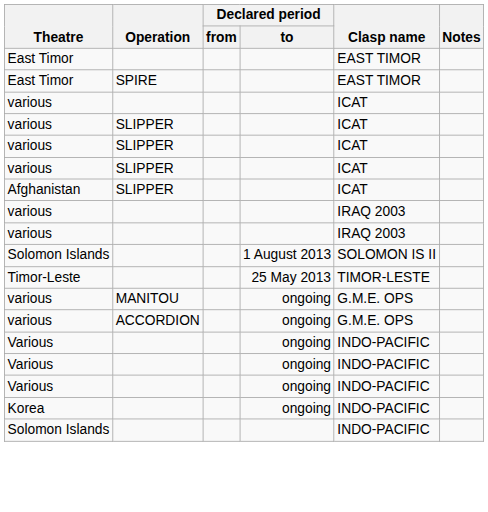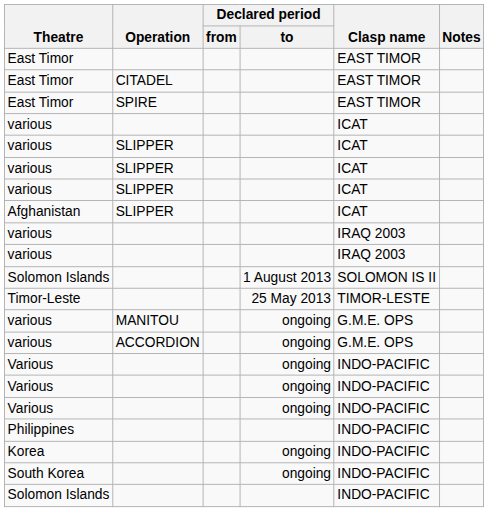+ row: (40, 80)
+ row: (41, 430)
+ row: (46, 473)
